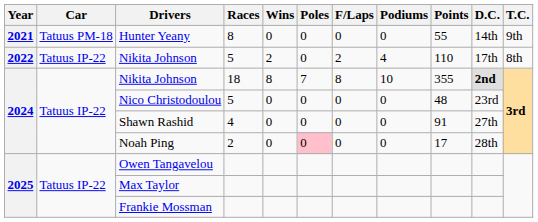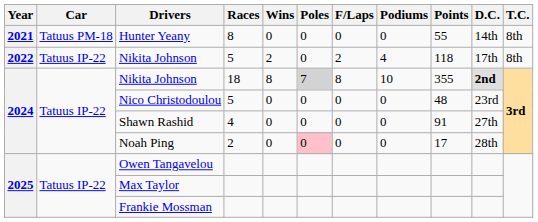(514, 36) 9th -> (514, 36) 8th
(444, 57) 110 -> (444, 57) 118
(304, 78) no background -> (304, 78) lightgrey background
